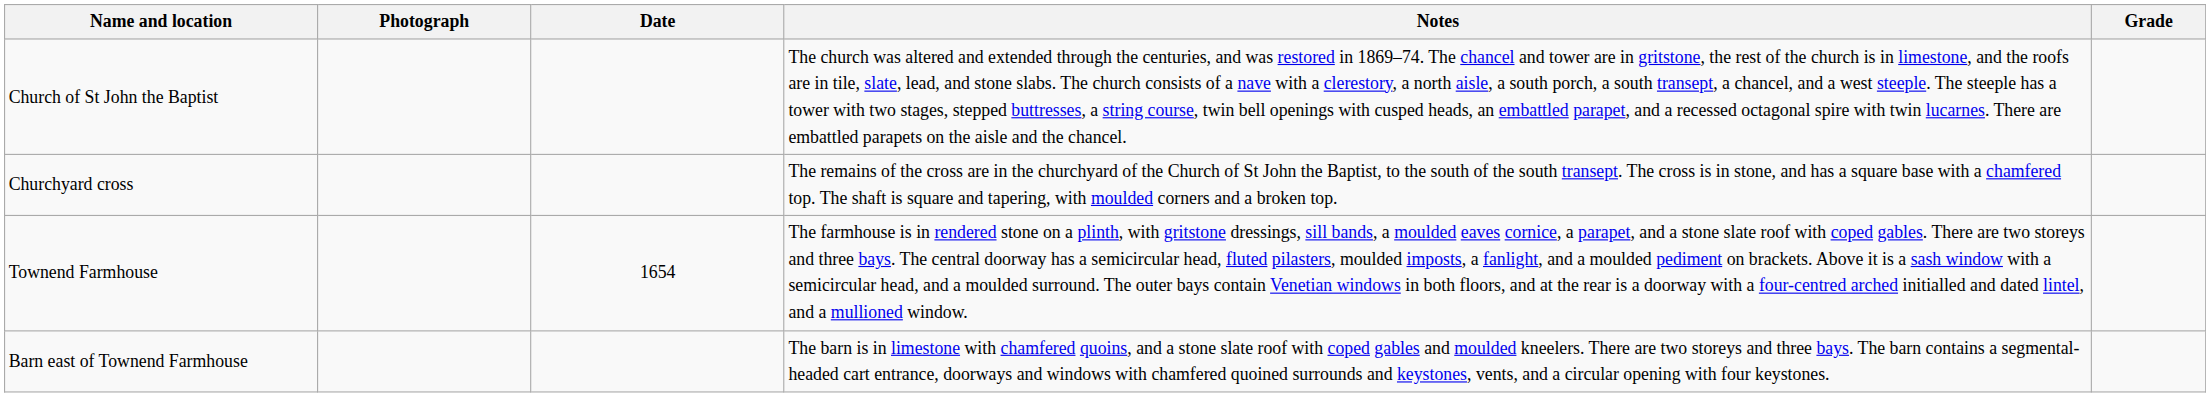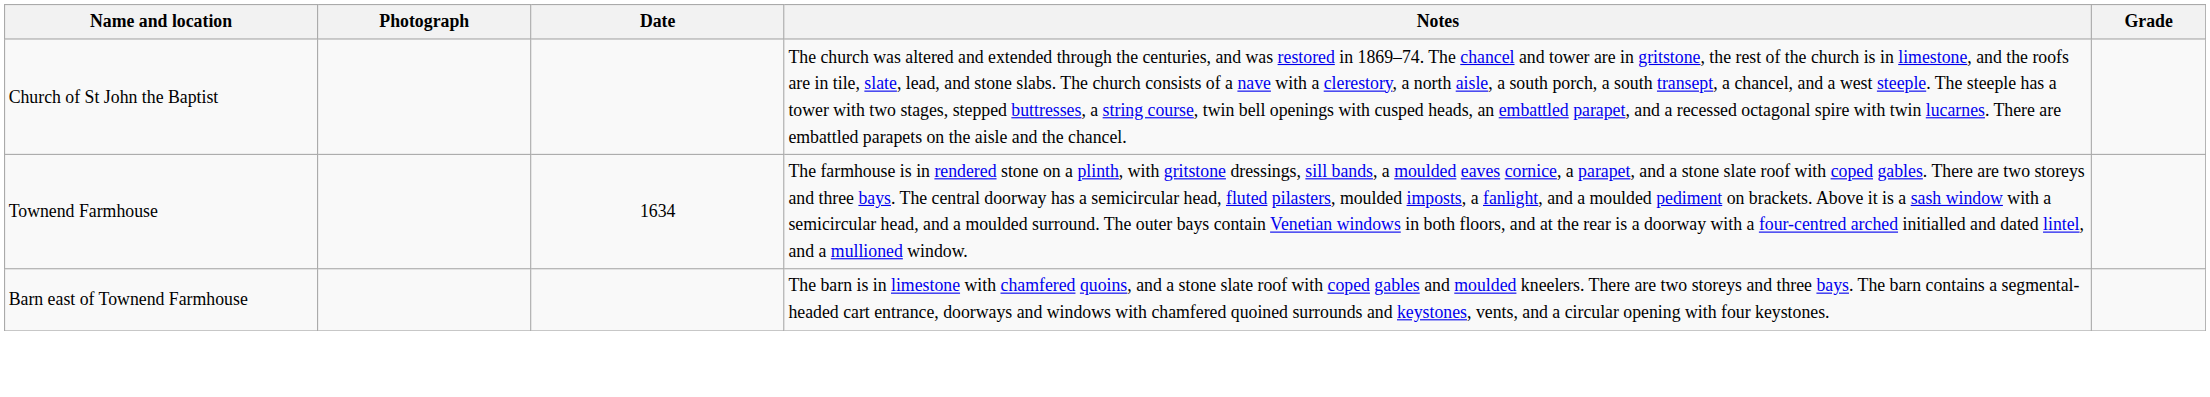- row: (71, 184)
(658, 272) 1654 -> (658, 211) 1634
